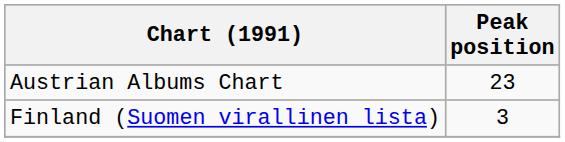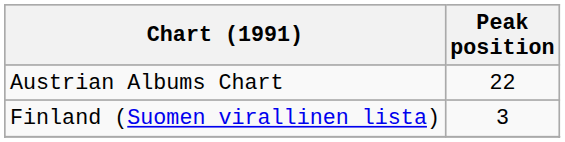(502, 83) 23 -> (502, 83) 22
